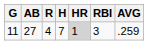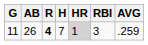(30, 31) 27 -> (30, 31) 26
(48, 31) normal -> (48, 31) bold
